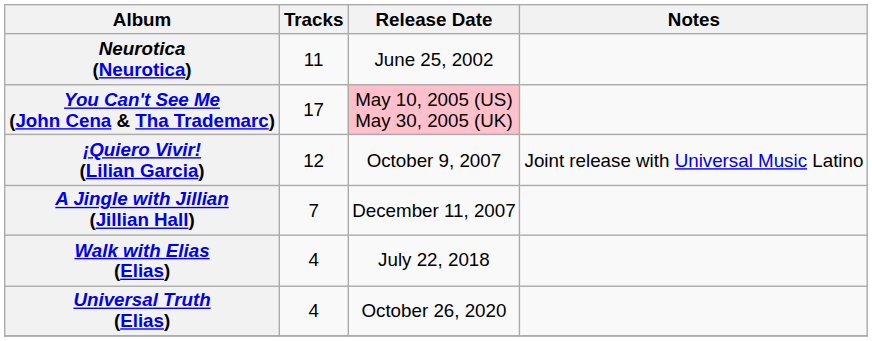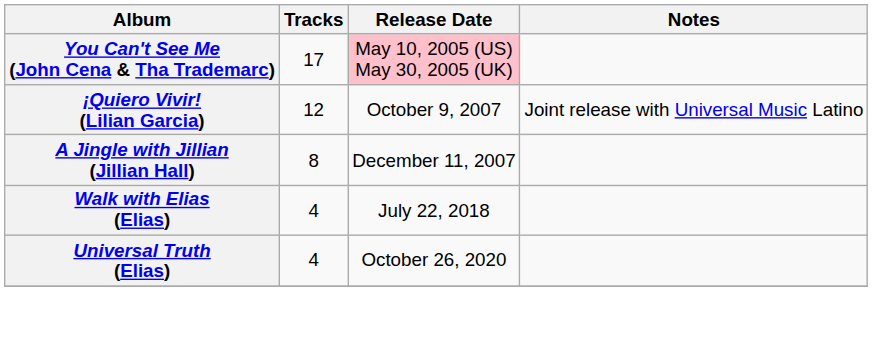- row: (142, 59)
(314, 210) 7 -> (314, 160) 8
